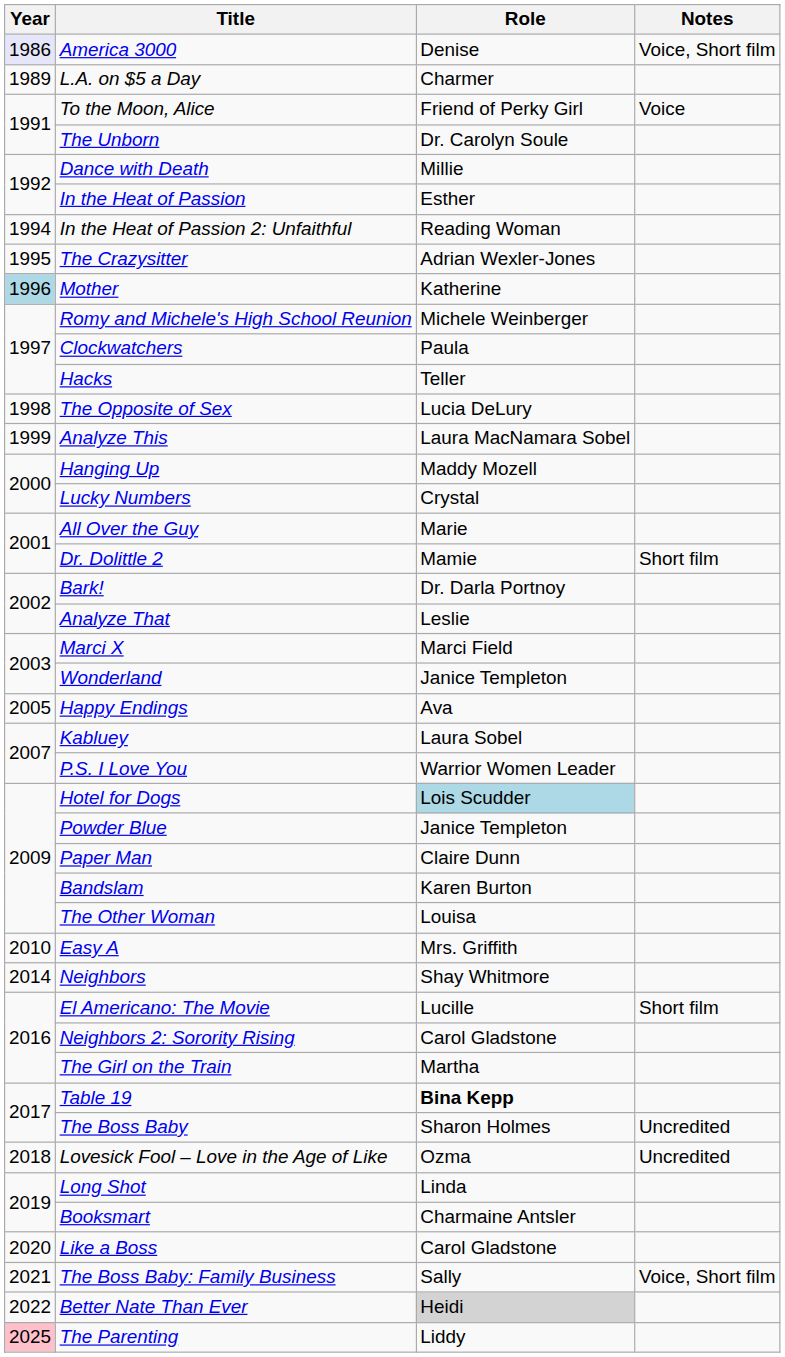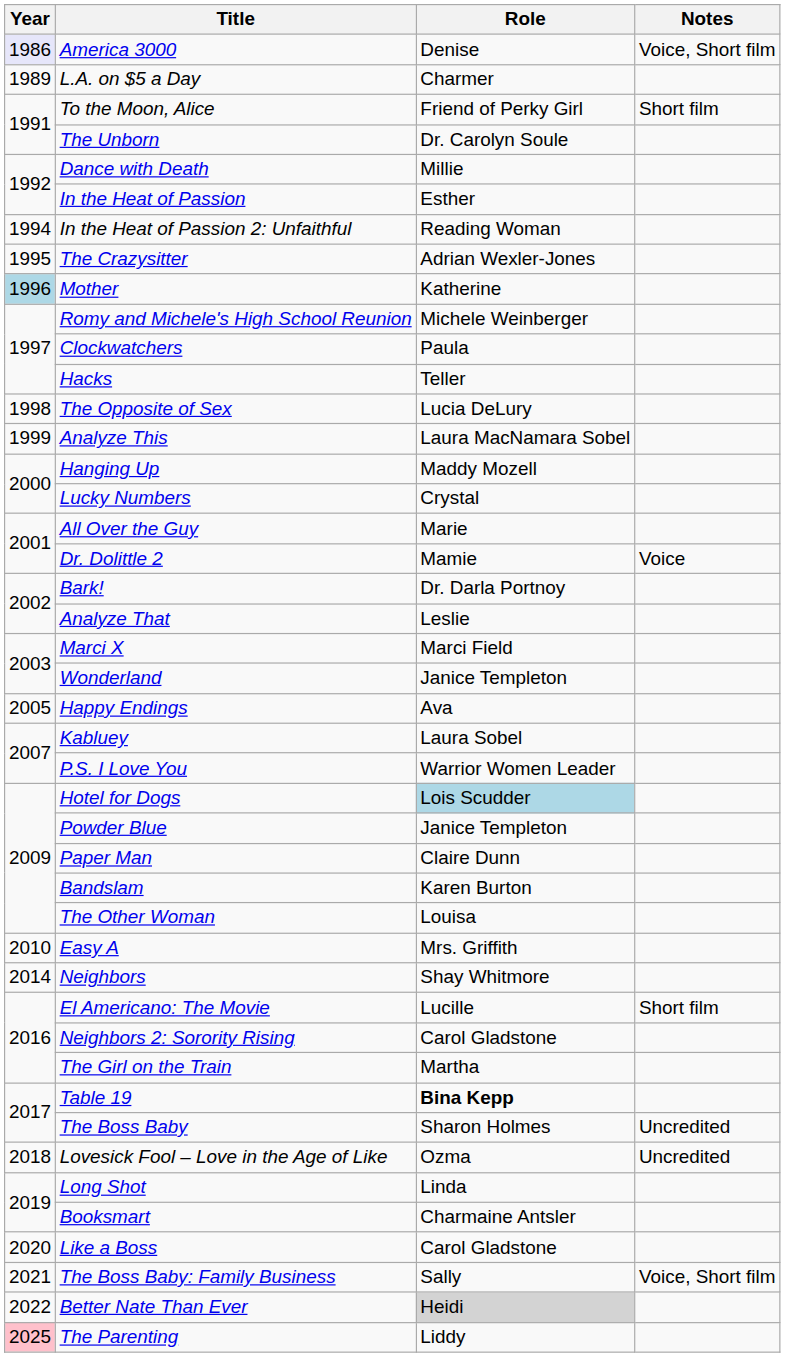(662, 109) Voice -> (679, 109) Short film
(679, 558) Short film -> (662, 558) Voice
